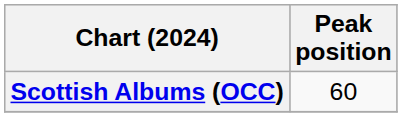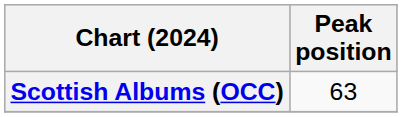(343, 91) 60 -> (343, 91) 63
